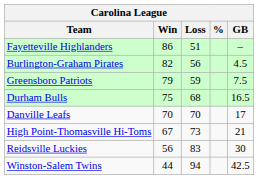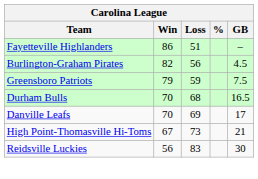(167, 98) 75 -> (167, 98) 70
(195, 115) 70 -> (195, 115) 69
- row: (54, 166)
